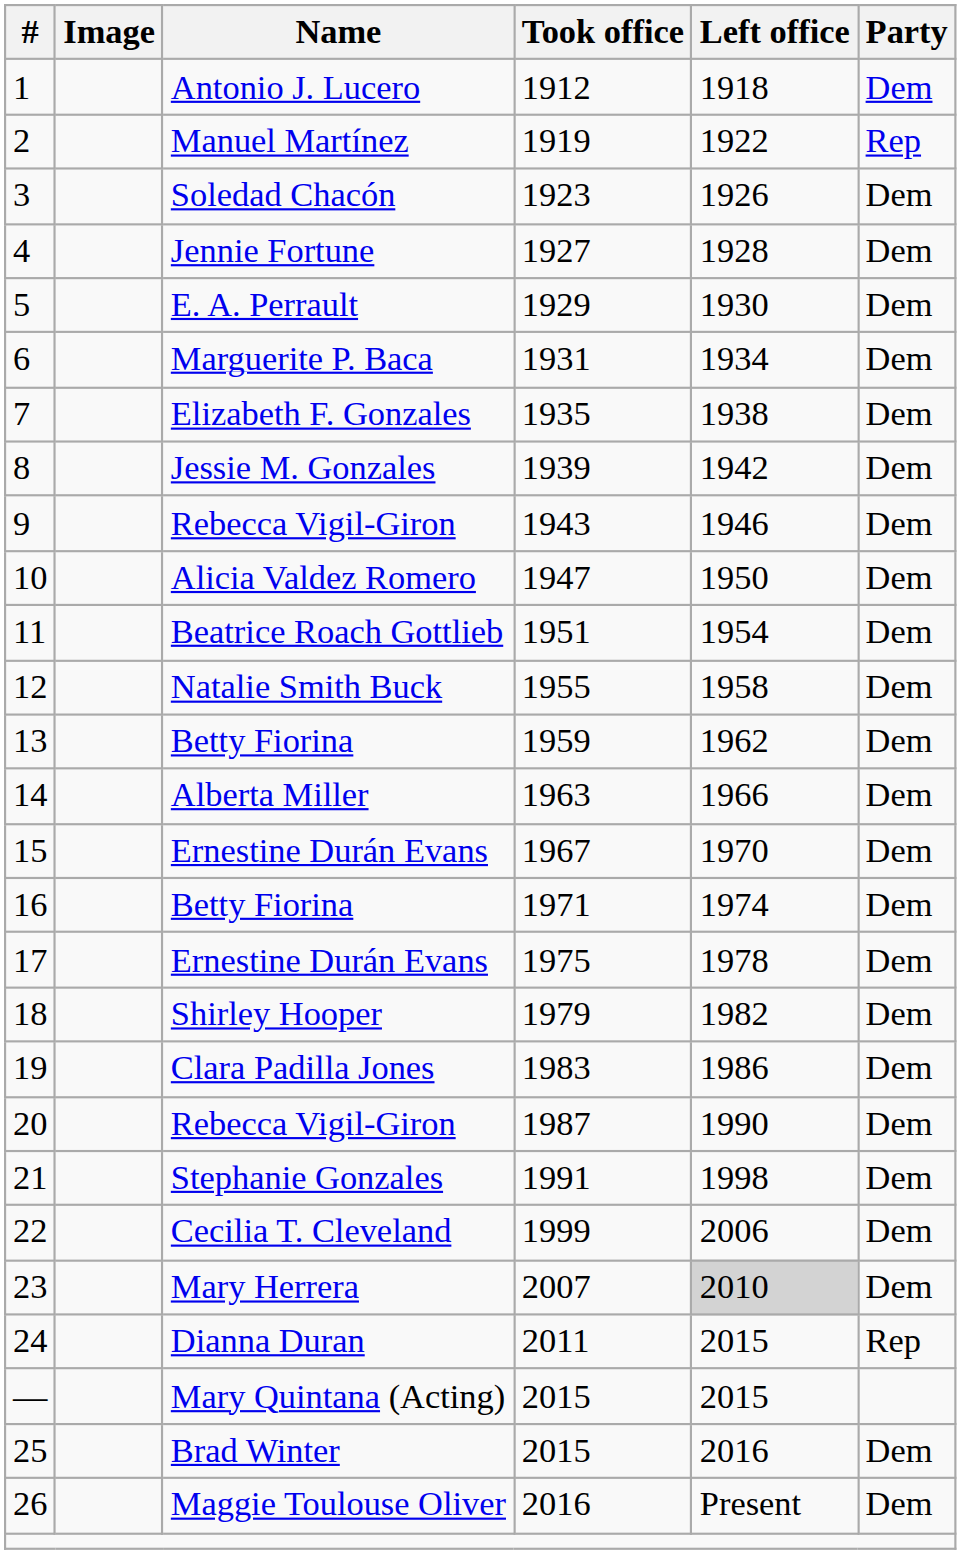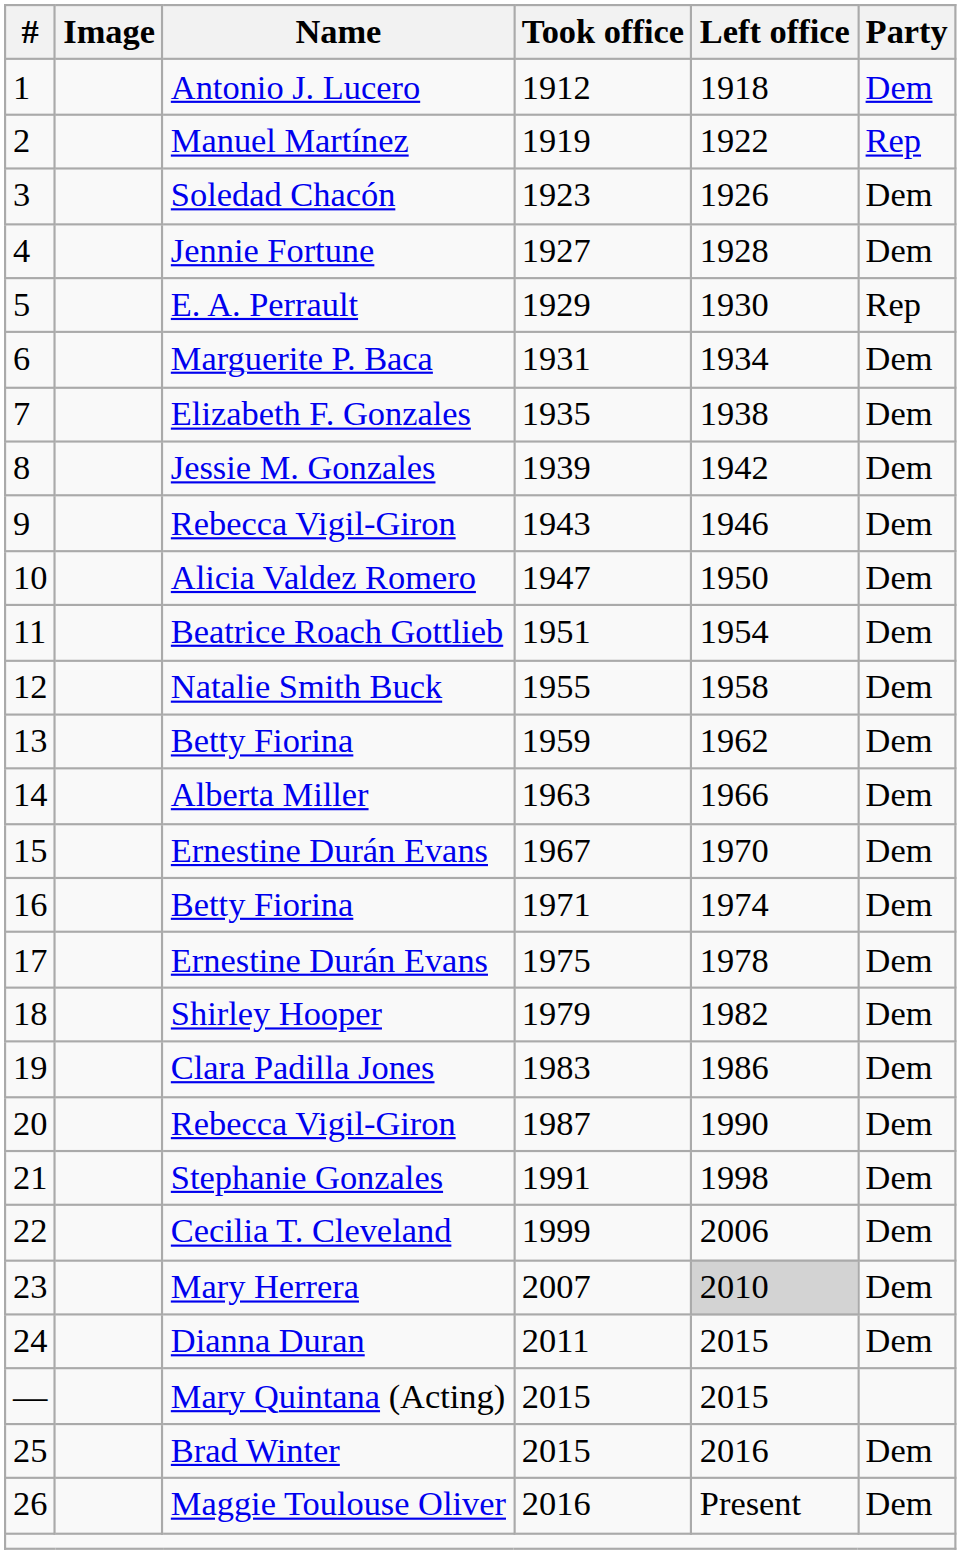(899, 304) Dem -> (893, 304) Rep
(893, 1341) Rep -> (899, 1341) Dem
